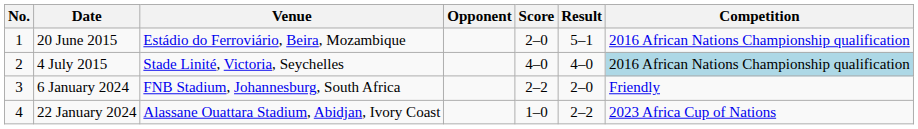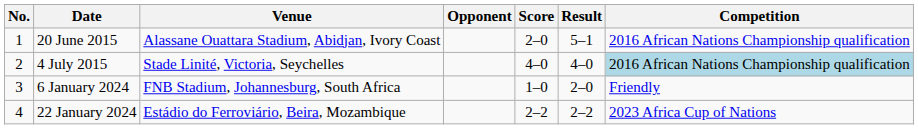(275, 40) Estádio do Ferroviário, Beira, Mozambique -> (292, 40) Alassane Ouattara Stadium, Abidjan, Ivory Coast
(536, 87) 2–2 -> (536, 87) 1–0
(292, 111) Alassane Ouattara Stadium, Abidjan, Ivory Coast -> (275, 111) Estádio do Ferroviário, Beira, Mozambique
(536, 111) 1–0 -> (536, 111) 2–2
